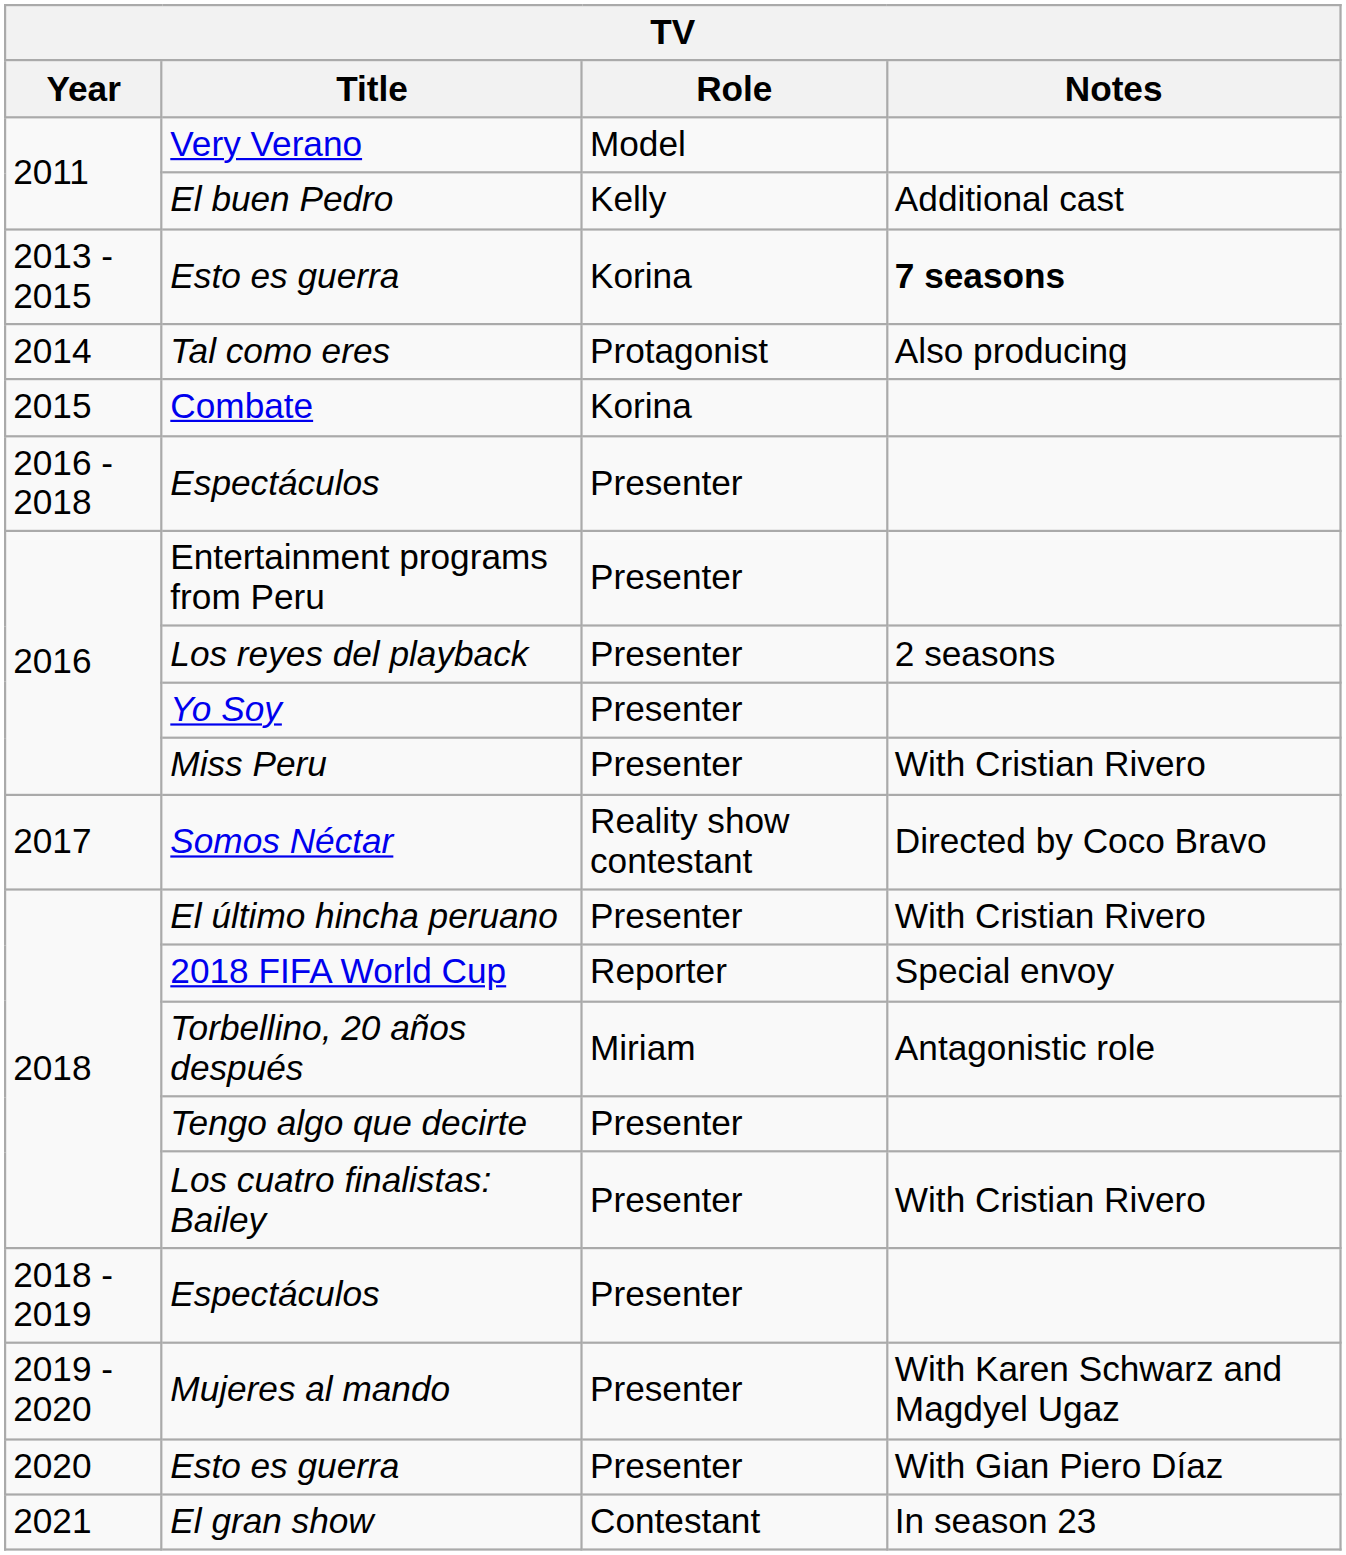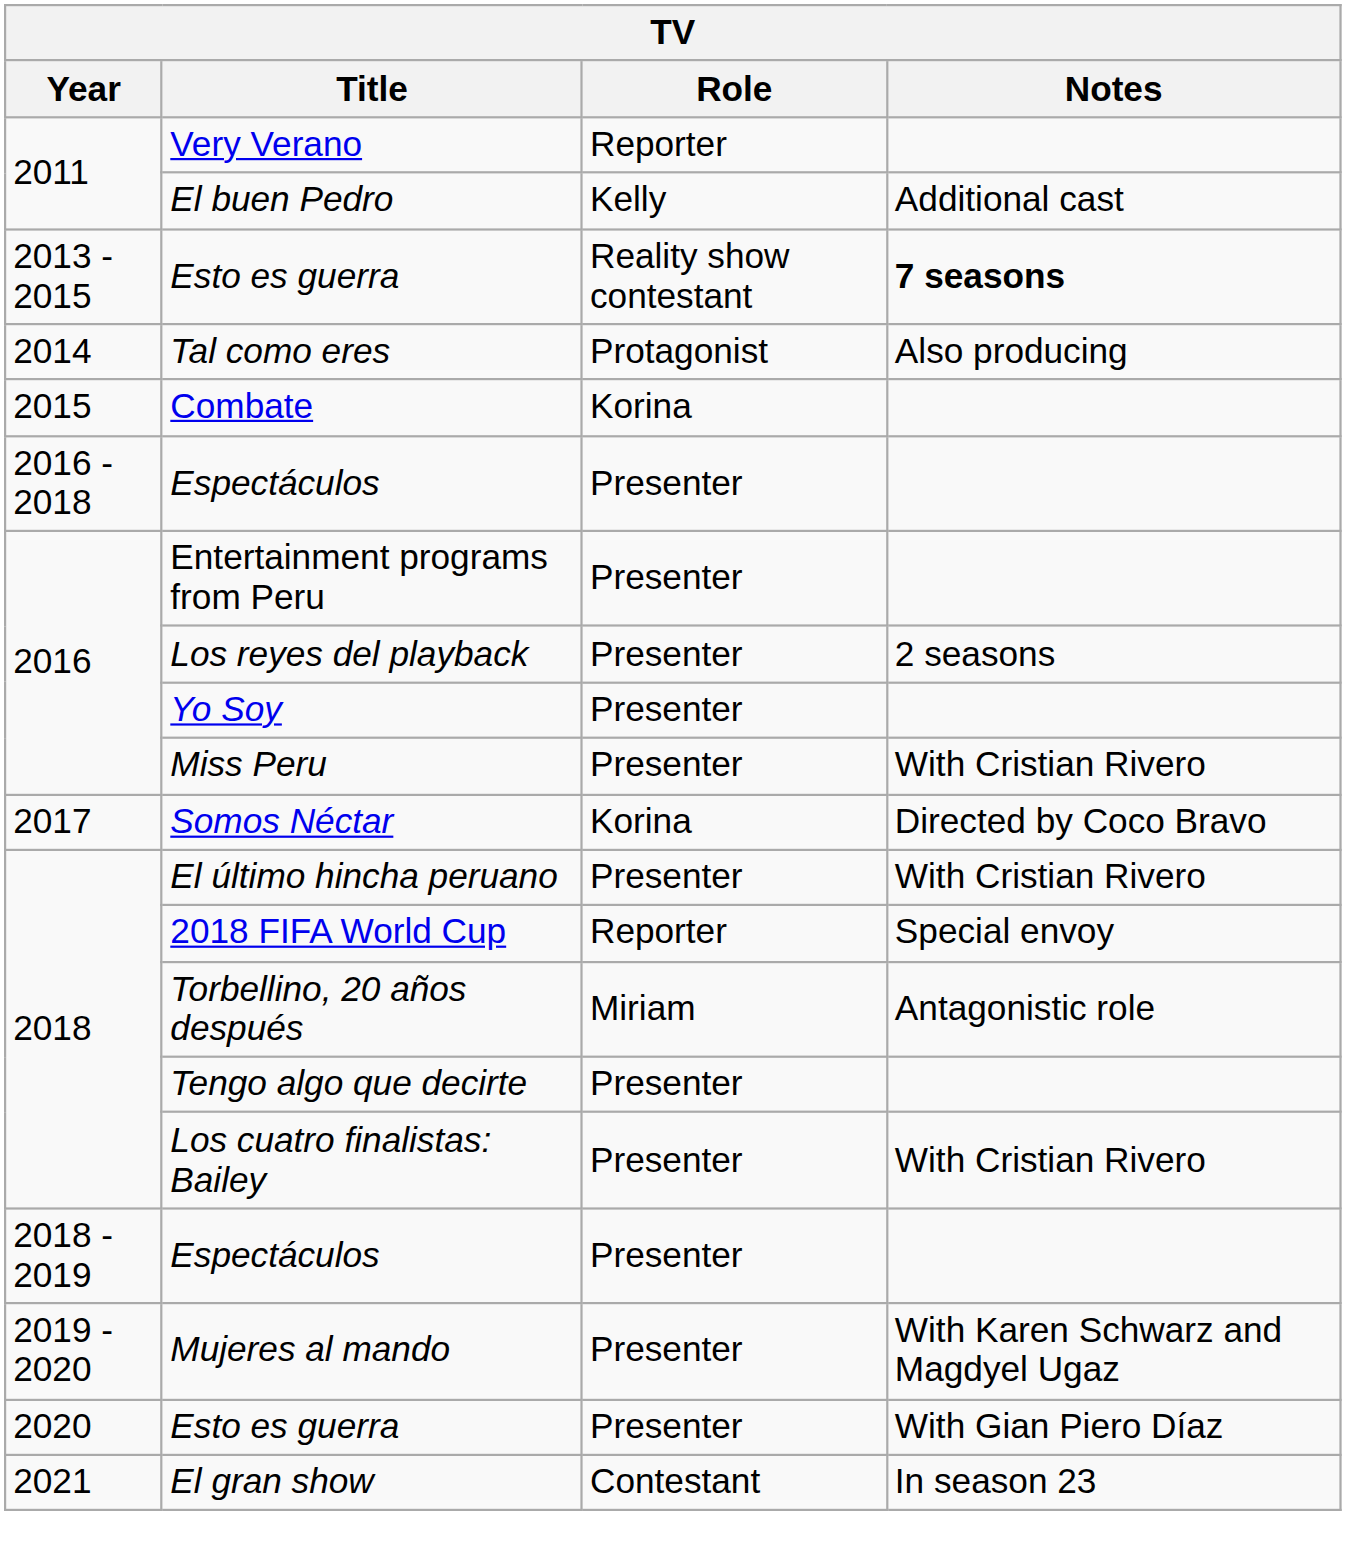(638, 144) Model -> (658, 144) Reporter
(641, 275) Korina -> (690, 275) Reality show contestant
(690, 840) Reality show contestant -> (641, 821) Korina
